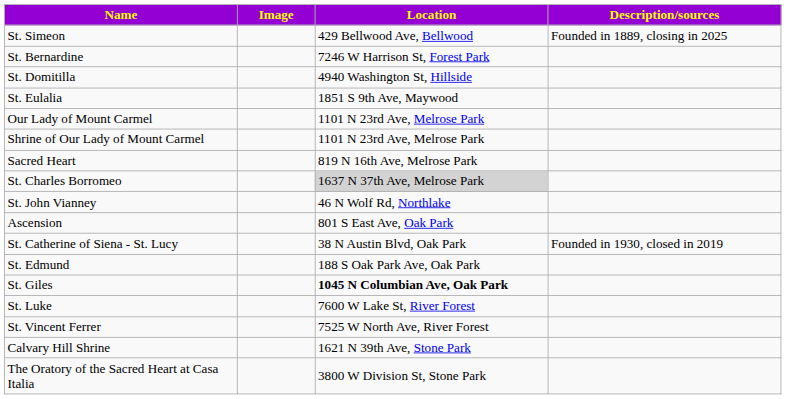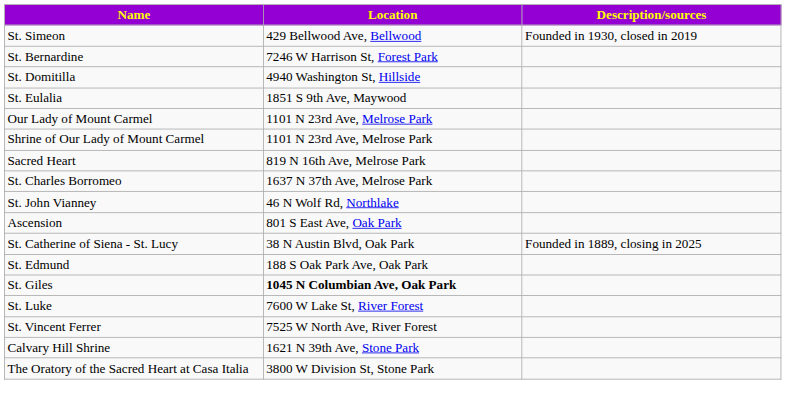- column: (276, 14)
(639, 35) Founded in 1889, closing in 2025 -> (611, 35) Founded in 1930, closed in 2019
(401, 181) lightgrey background -> (349, 181) no background
(637, 243) Founded in 1930, closed in 2019 -> (613, 243) Founded in 1889, closing in 2025
